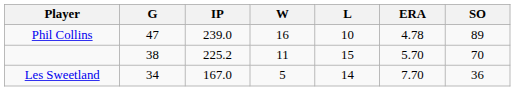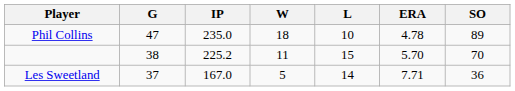(217, 34) 239.0 -> (217, 34) 235.0
(282, 34) 16 -> (282, 34) 18
(152, 75) 34 -> (152, 75) 37
(412, 75) 7.70 -> (412, 75) 7.71
